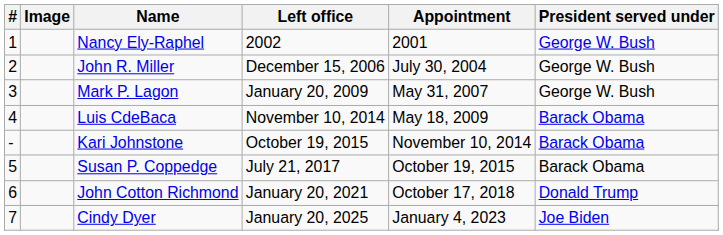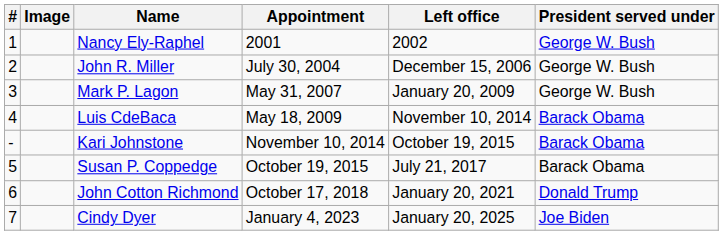columns swapped: (462, 17) <-> (315, 17)
